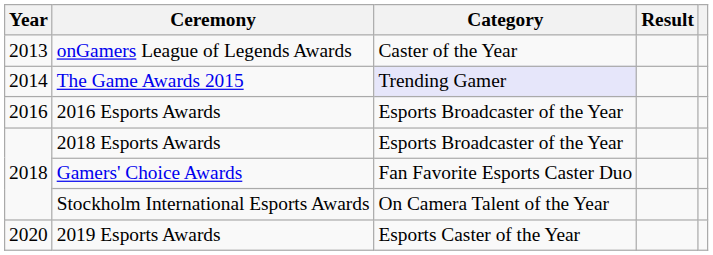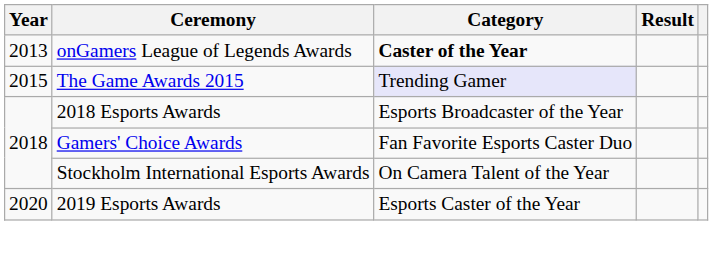(448, 50) normal -> (453, 50) bold
(28, 81) 2014 -> (28, 81) 2015
- row: (139, 111)
